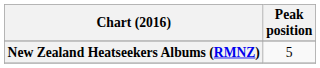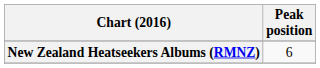(289, 52) 5 -> (289, 52) 6
